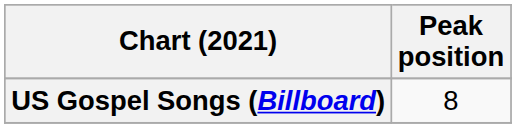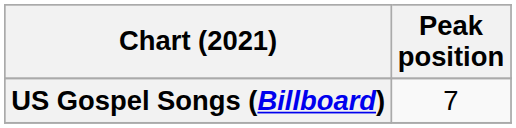(451, 100) 8 -> (451, 100) 7
